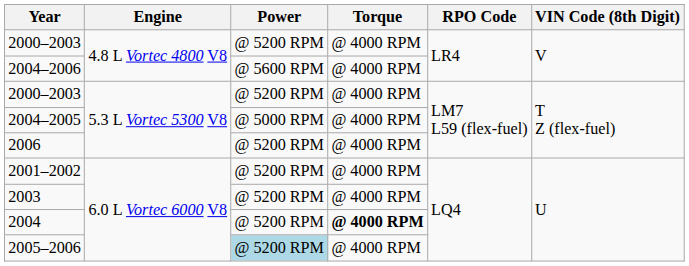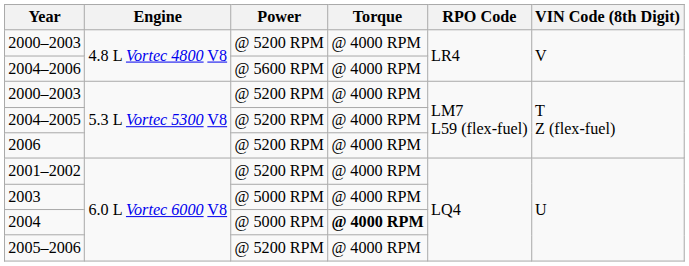(279, 119) @ 5000 RPM -> (279, 119) @ 5200 RPM
(279, 196) @ 5200 RPM -> (279, 196) @ 5000 RPM
(279, 222) @ 5200 RPM -> (279, 222) @ 5000 RPM
(279, 247) lightblue background -> (279, 247) no background
